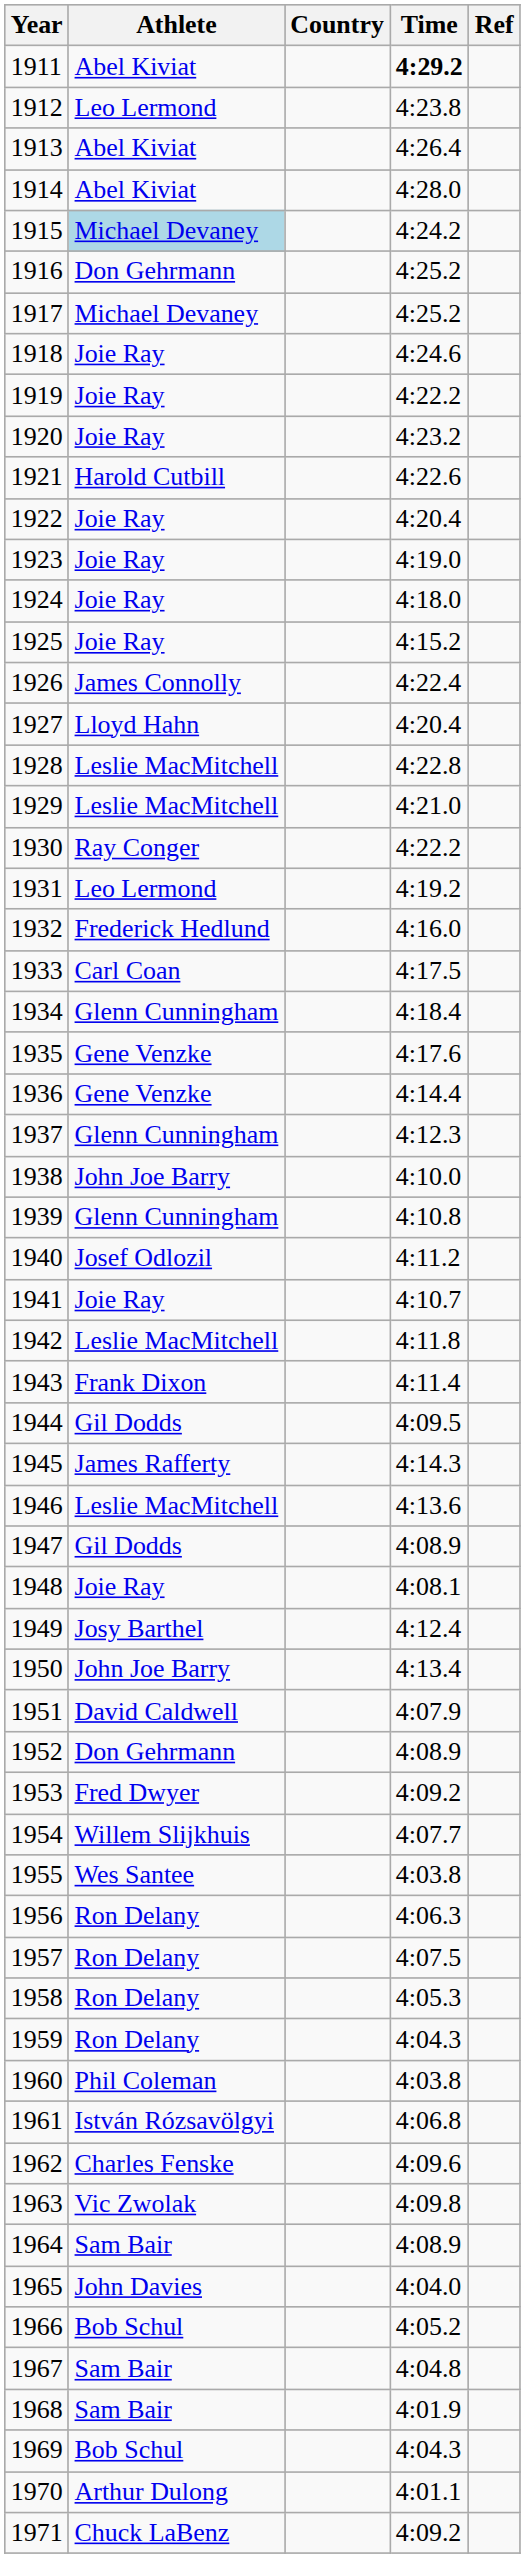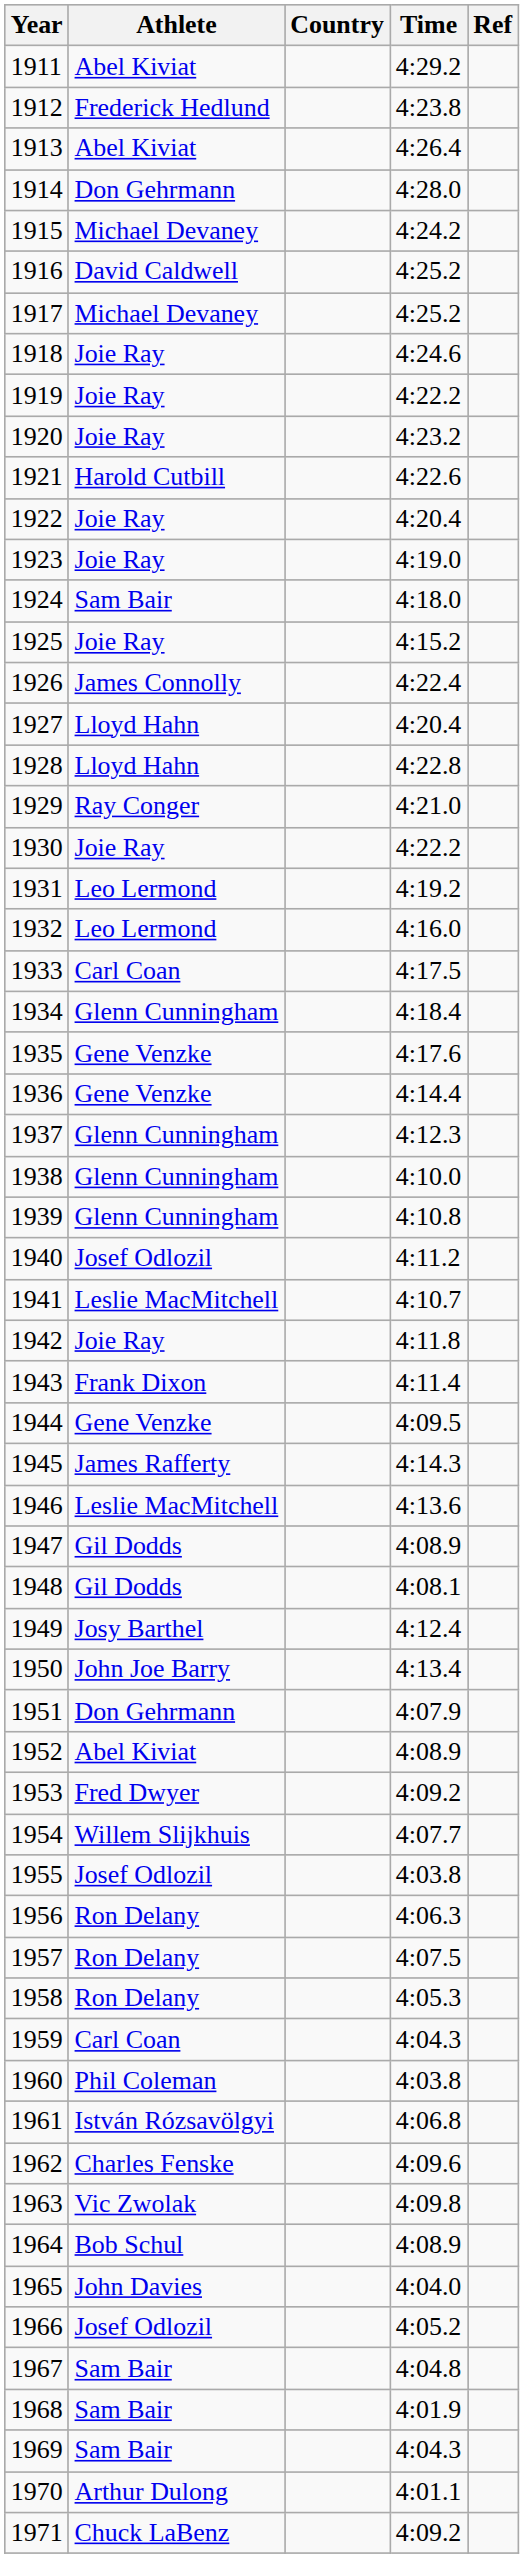(429, 66) bold -> (429, 66) normal
(145, 107) Leo Lermond -> (172, 107) Frederick Hedlund
(135, 189) Abel Kiviat -> (155, 189) Don Gehrmann
(166, 230) lightblue background -> (166, 230) no background
(155, 271) Don Gehrmann -> (156, 271) David Caldwell
(120, 600) Joie Ray -> (123, 600) Sam Bair
(176, 764) Leslie MacMitchell -> (137, 764) Lloyd Hahn
(176, 806) Leslie MacMitchell -> (137, 806) Ray Conger
(137, 847) Ray Conger -> (120, 847) Joie Ray
(172, 929) Frederick Hedlund -> (145, 929) Leo Lermond
(152, 1176) John Joe Barry -> (176, 1176) Glenn Cunningham
(120, 1299) Joie Ray -> (176, 1299) Leslie MacMitchell
(176, 1340) Leslie MacMitchell -> (120, 1340) Joie Ray
(128, 1422) Gil Dodds -> (143, 1422) Gene Venzke
(120, 1587) Joie Ray -> (128, 1587) Gil Dodds
(156, 1710) David Caldwell -> (155, 1710) Don Gehrmann
(155, 1751) Don Gehrmann -> (135, 1751) Abel Kiviat
(134, 1874) Wes Santee -> (143, 1874) Josef Odlozil
(137, 2039) Ron Delany -> (127, 2039) Carl Coan
(123, 2244) Sam Bair -> (129, 2244) Bob Schul
(129, 2327) Bob Schul -> (143, 2327) Josef Odlozil
(129, 2450) Bob Schul -> (123, 2450) Sam Bair
